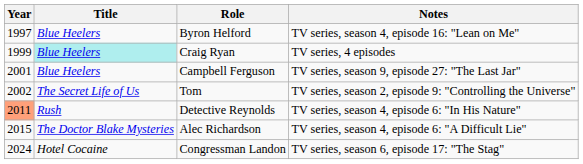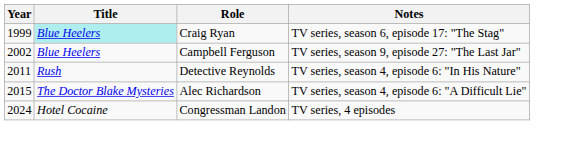- row: (215, 33)
(343, 52) TV series, 4 episodes -> (398, 33) TV series, season 6, episode 17: "The Stag"
(19, 71) 2001 -> (19, 52) 2002
- row: (191, 91)
(19, 110) lightsalmon background -> (19, 71) no background
(398, 149) TV series, season 6, episode 17: "The Stag" -> (343, 110) TV series, 4 episodes
